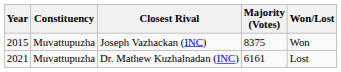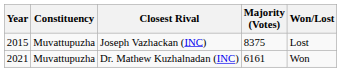(300, 42) Won -> (299, 42) Lost
(299, 59) Lost -> (300, 59) Won
